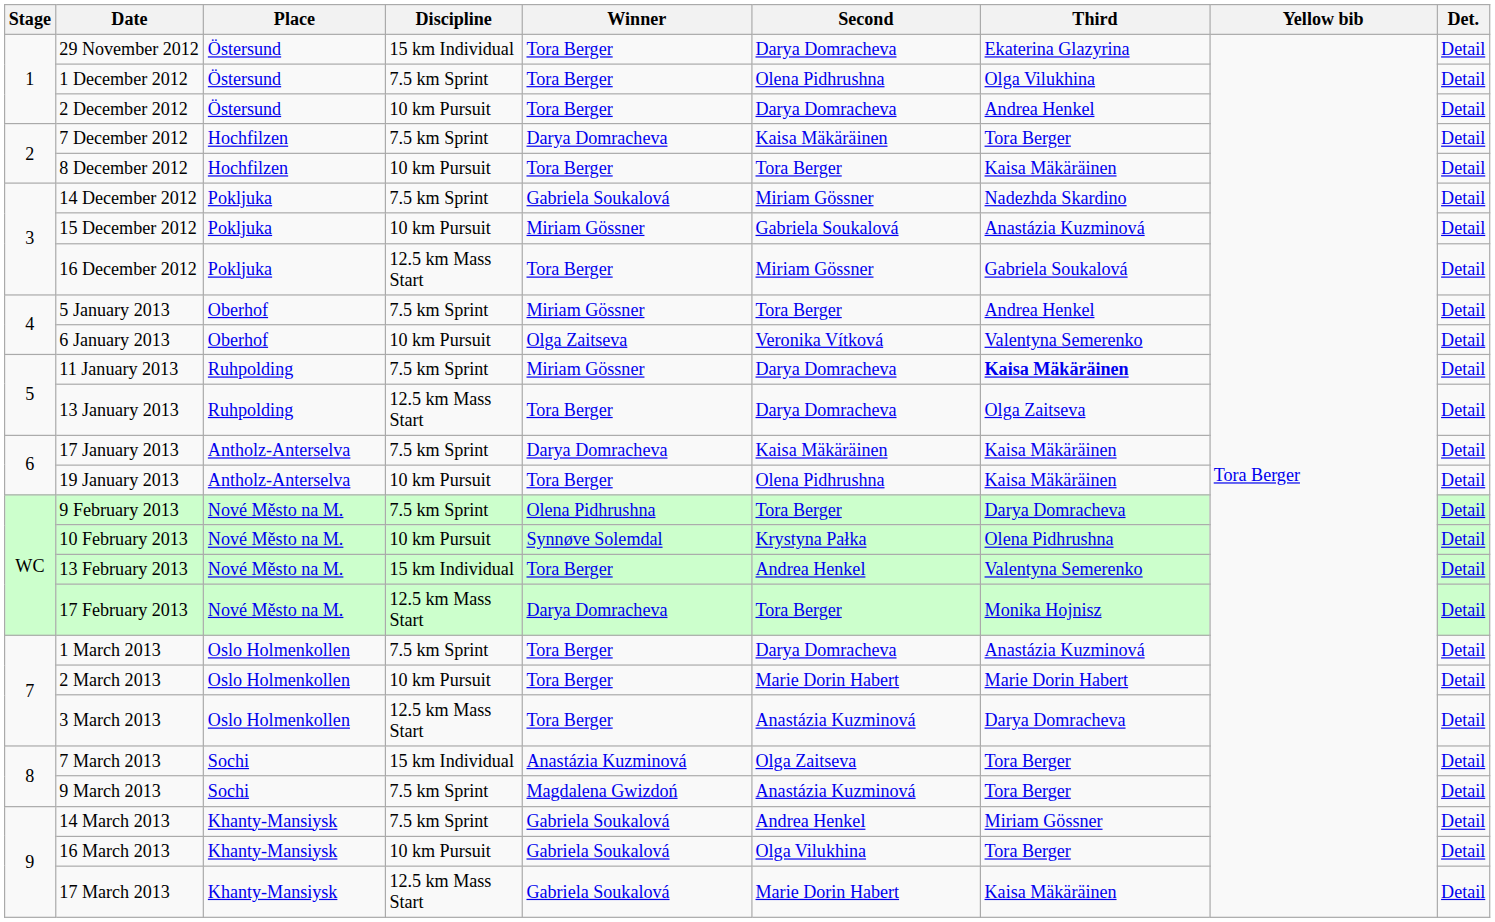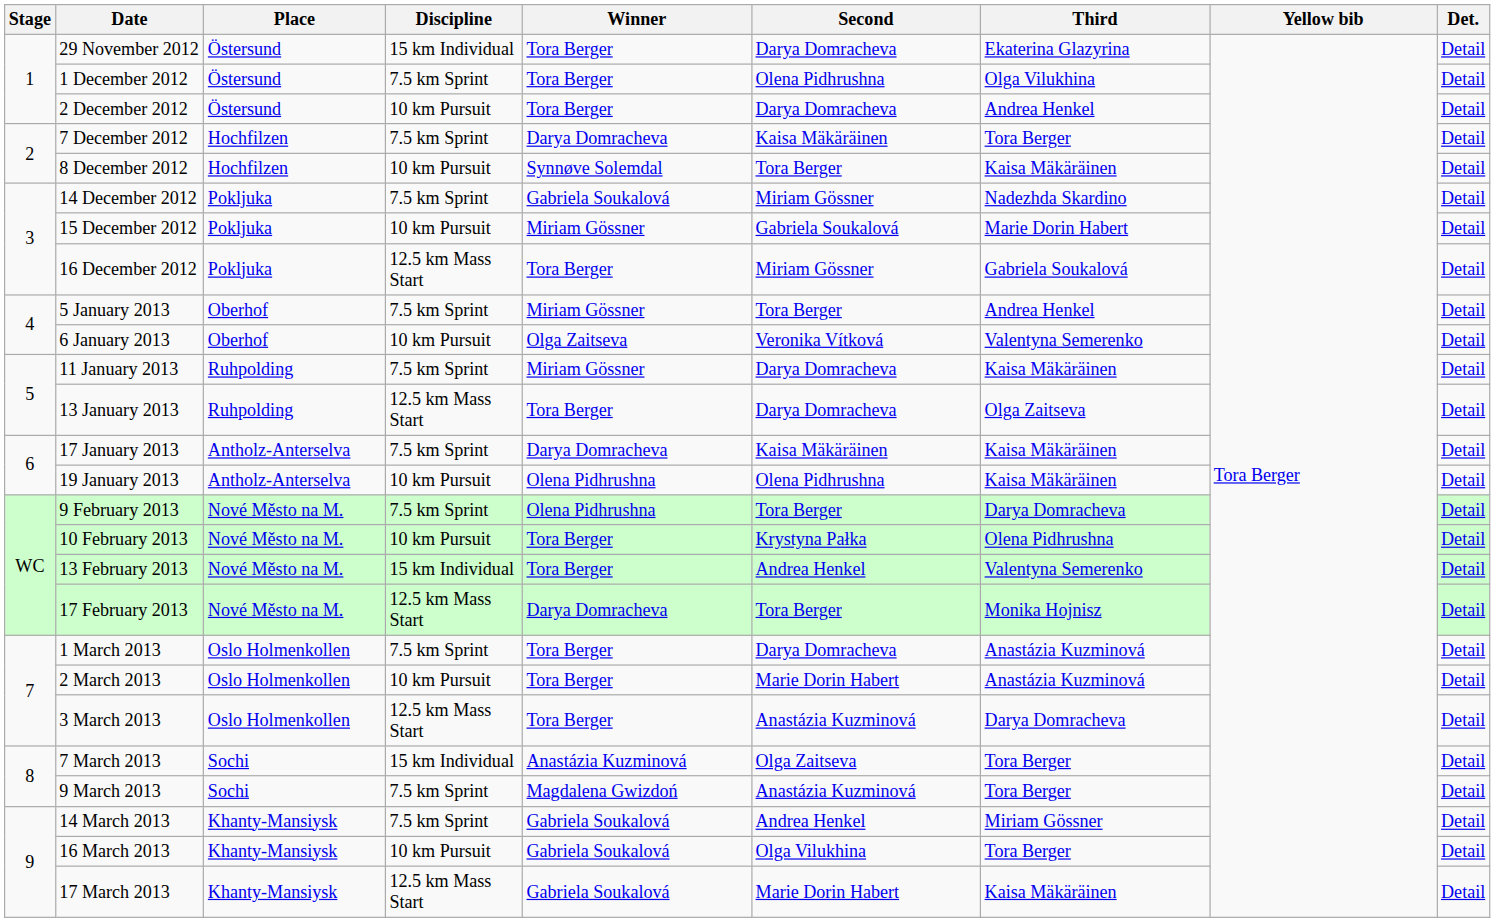(570, 168) Tora Berger -> (595, 168) Synnøve Solemdal
(1065, 228) Anastázia Kuzminová -> (1056, 228) Marie Dorin Habert
(1057, 369) bold -> (1051, 369) normal
(570, 479) Tora Berger -> (591, 479) Olena Pidhrushna
(595, 539) Synnøve Solemdal -> (570, 539) Tora Berger
(1056, 680) Marie Dorin Habert -> (1065, 680) Anastázia Kuzminová
